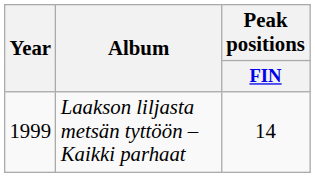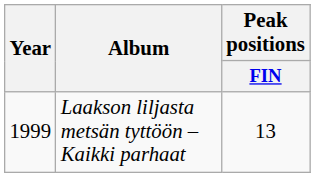(266, 131) 14 -> (266, 131) 13
